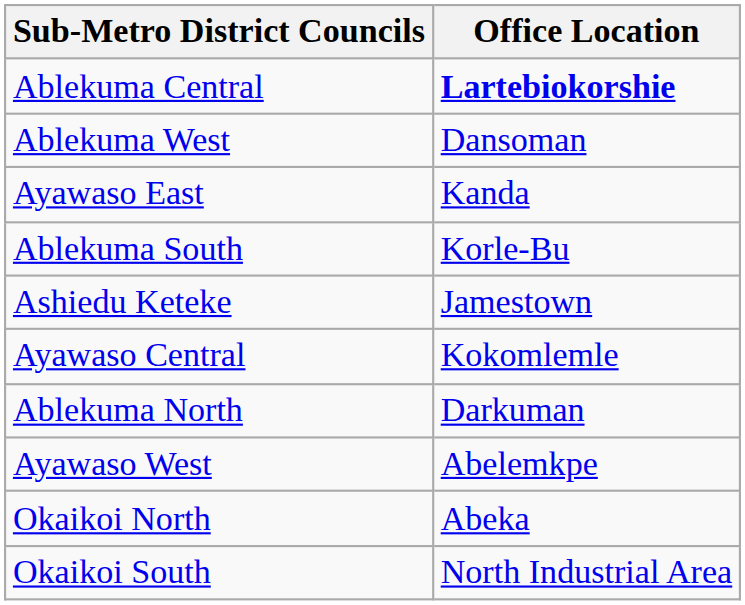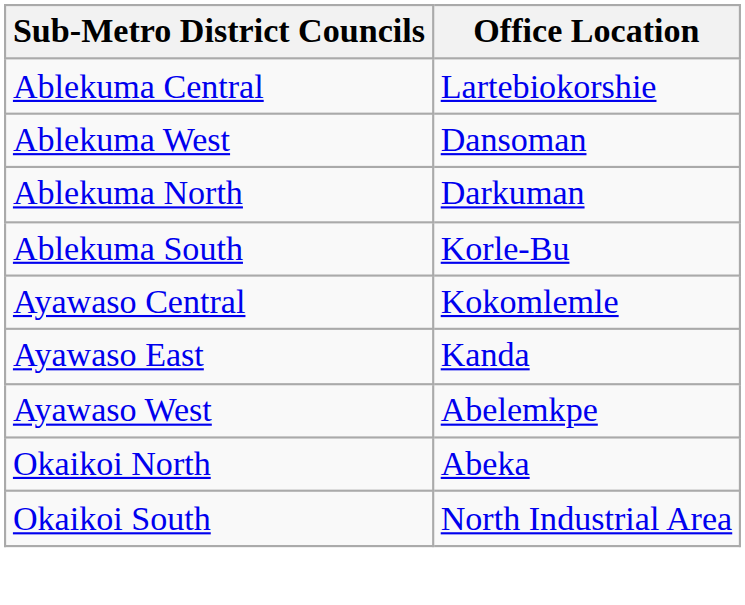(558, 85) bold -> (549, 85) normal
rows swapped: (128, 409) <-> (108, 193)
- row: (122, 301)
